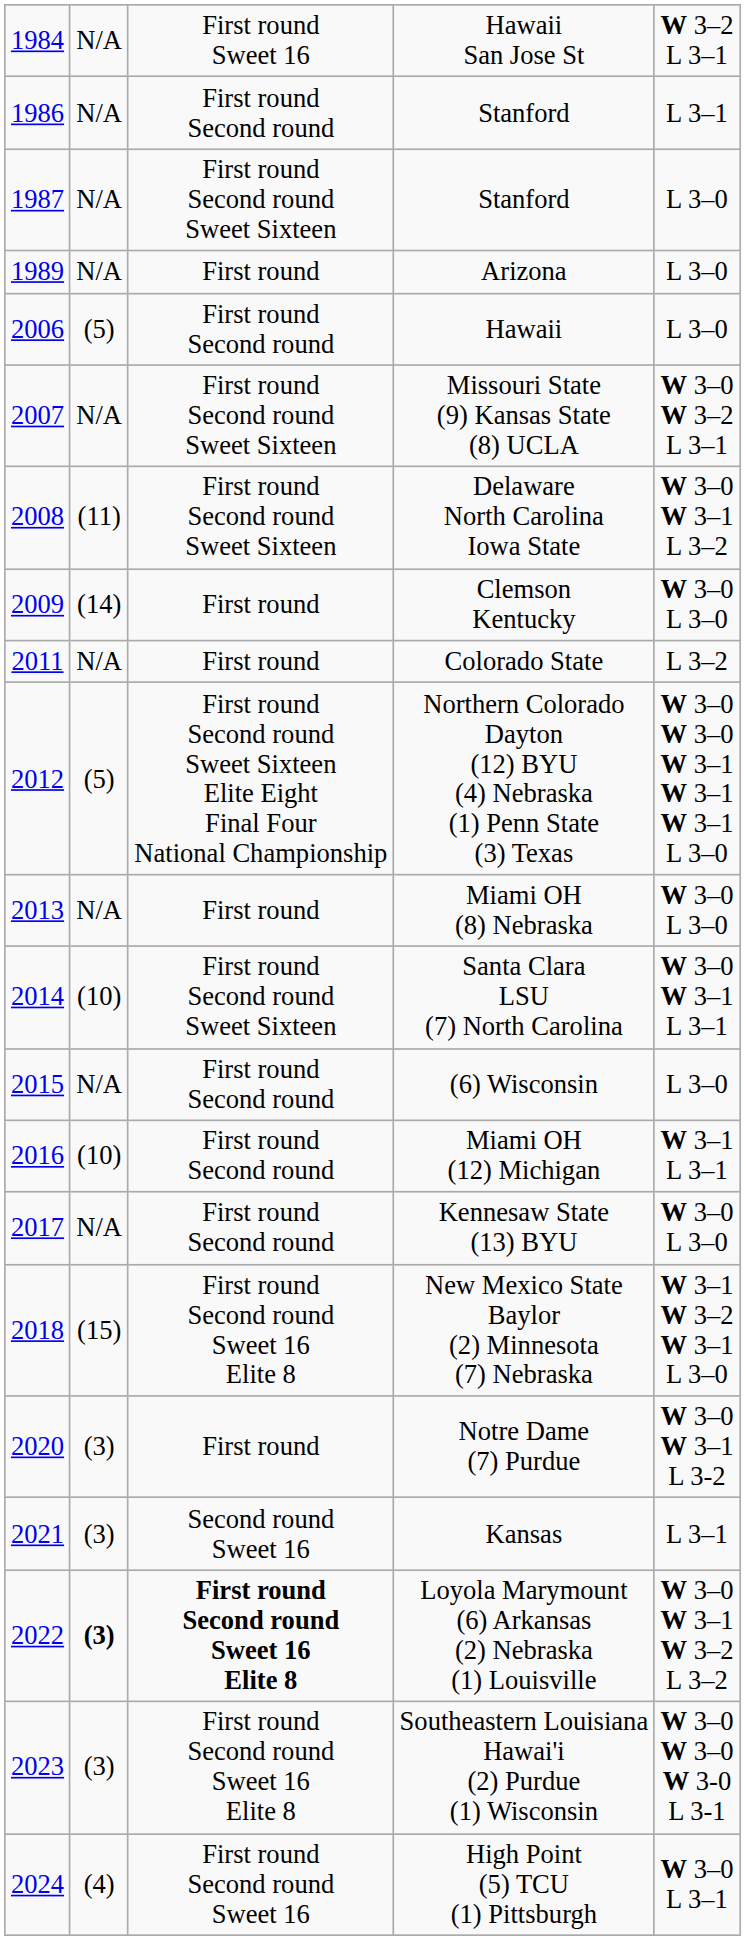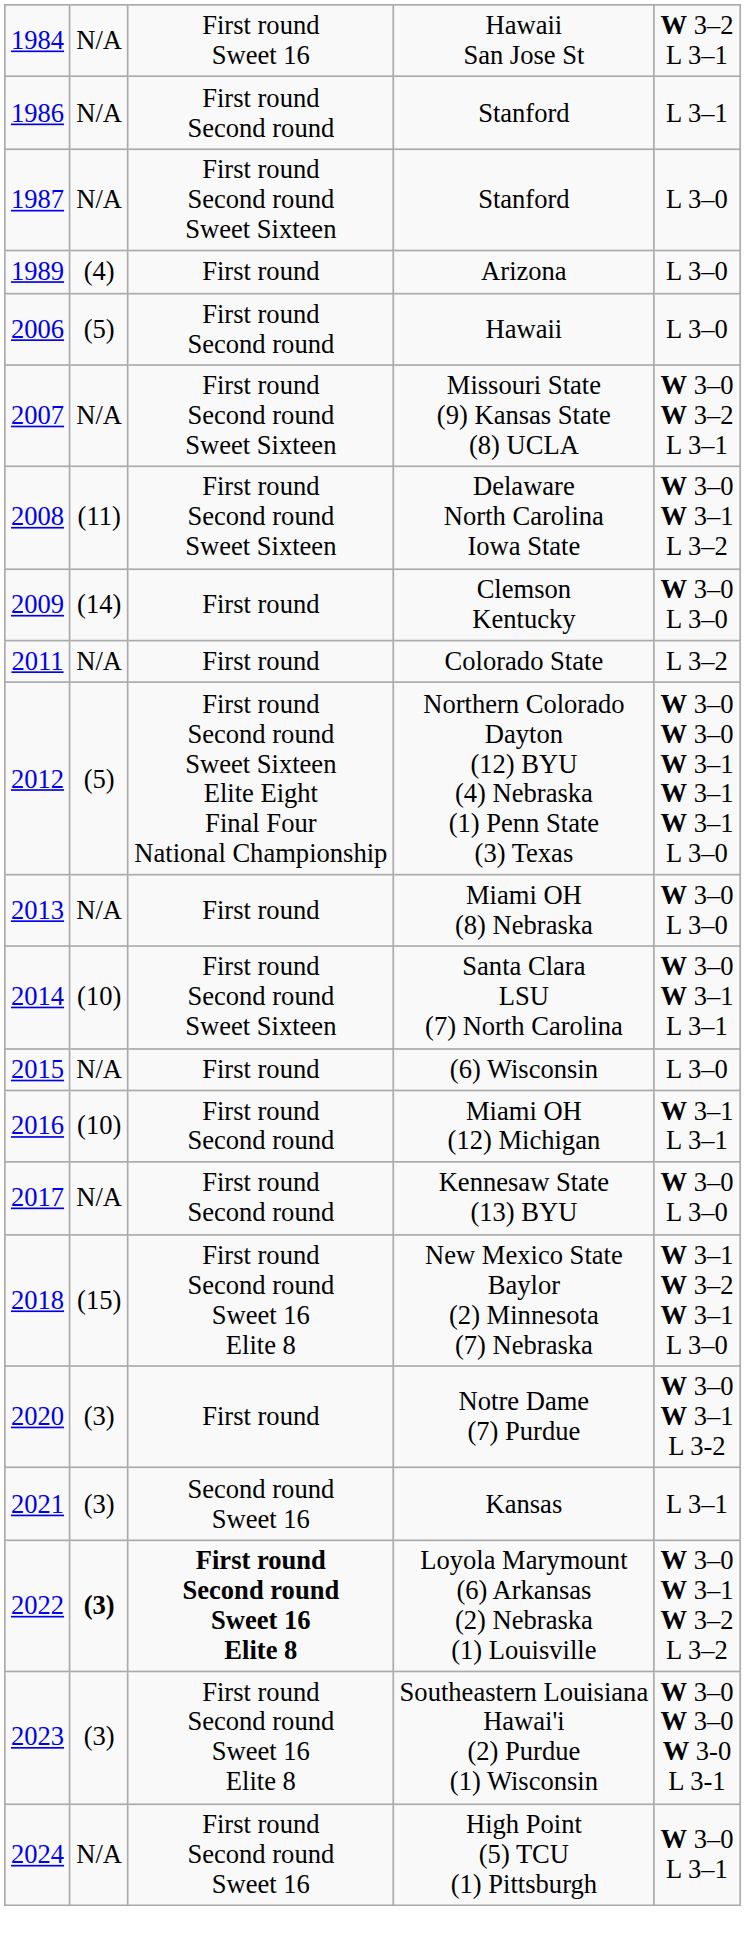(99, 271) N/A -> (99, 271) (4)
(261, 1083) First round Second round -> (261, 1068) First round
(99, 1883) (4) -> (99, 1854) N/A
